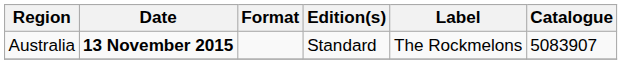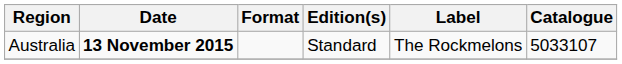(564, 45) 5083907 -> (564, 45) 5033107
